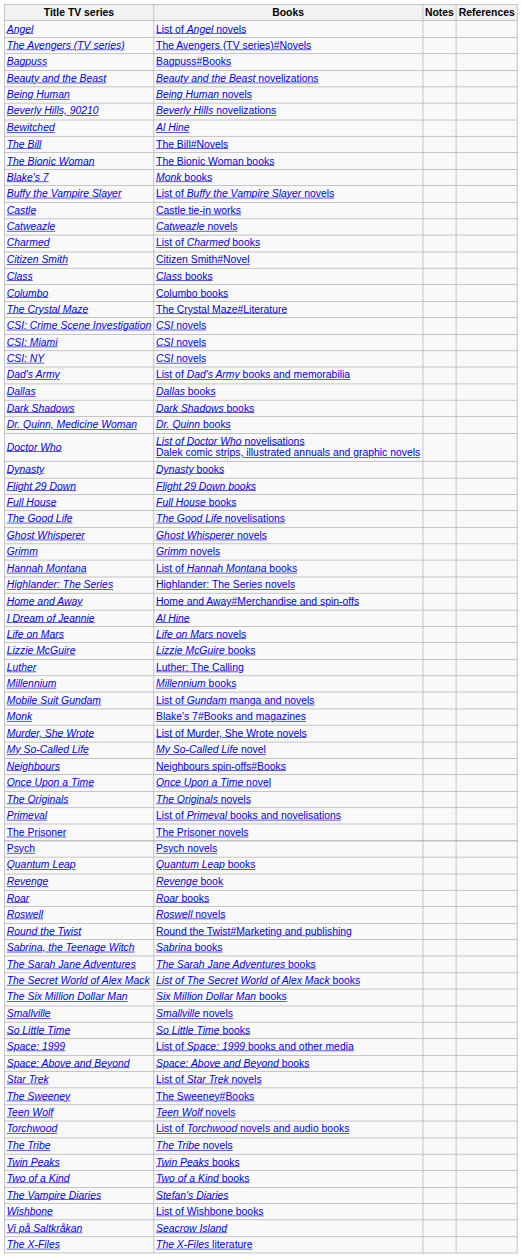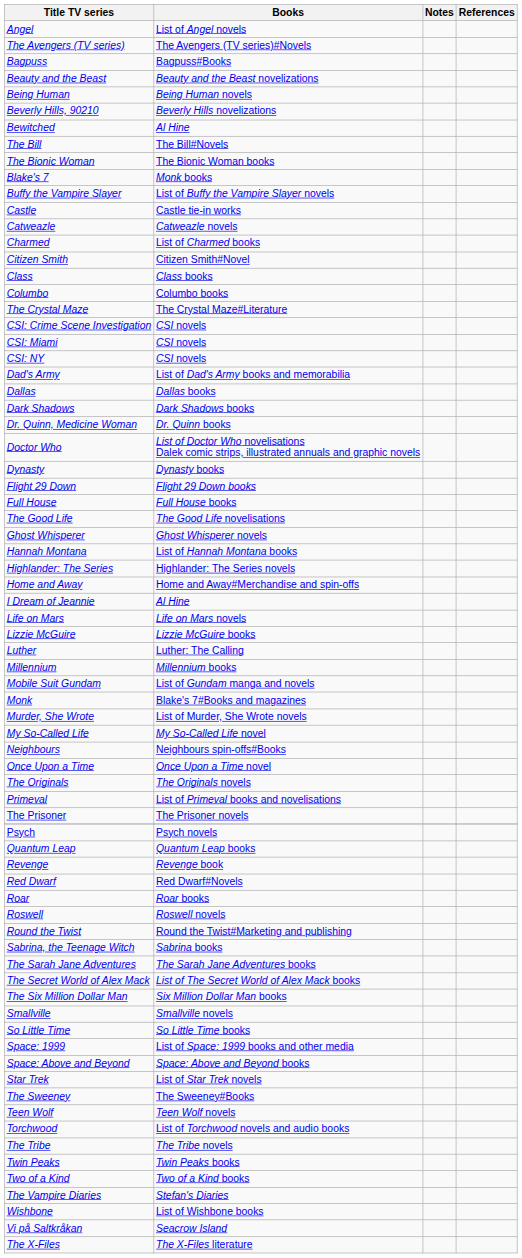- row: (22, 552)
+ row: (31, 882)
